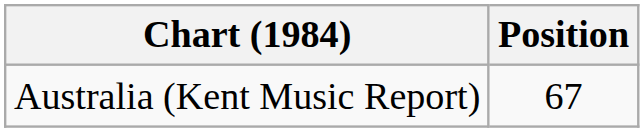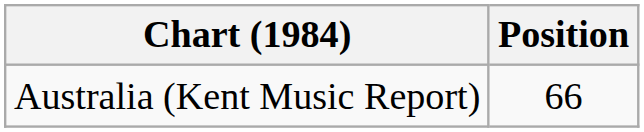(563, 95) 67 -> (563, 95) 66
